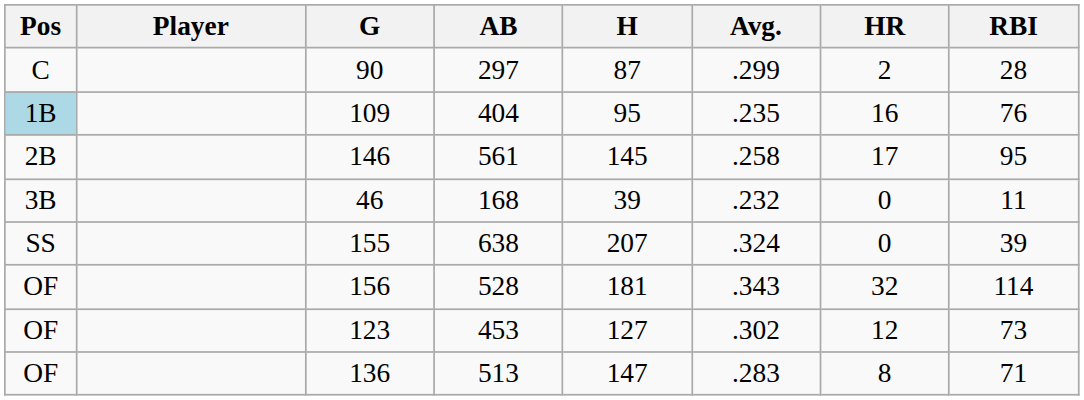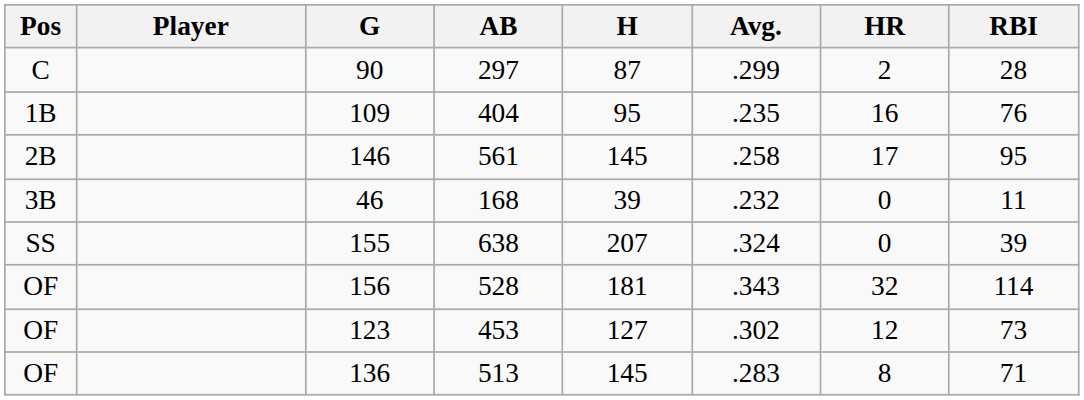(41, 112) lightblue background -> (41, 112) no background
(627, 373) 147 -> (627, 373) 145
